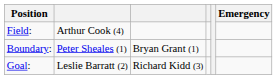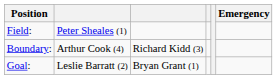(90, 31) Arthur Cook (4) -> (92, 31) Peter Sheales (1)
(92, 48) Peter Sheales (1) -> (90, 48) Arthur Cook (4)
(166, 48) Bryan Grant (1) -> (168, 48) Richard Kidd (3)
(168, 66) Richard Kidd (3) -> (166, 66) Bryan Grant (1)
